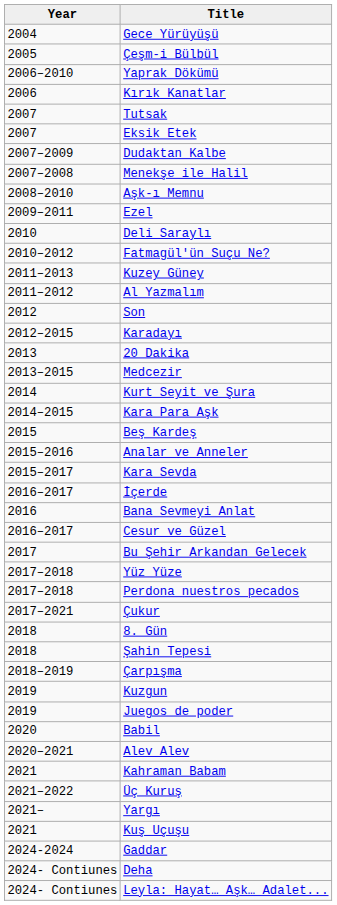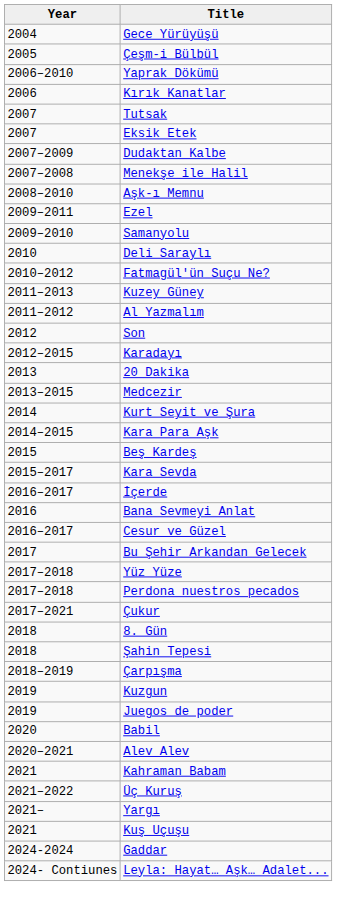+ row: (156, 234)
- row: (186, 453)
- row: (138, 871)
